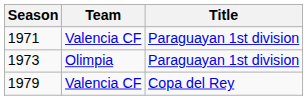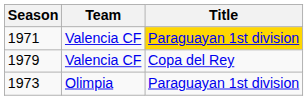(224, 38) no background -> (224, 38) gold background
rows swapped: (24, 83) <-> (24, 60)
